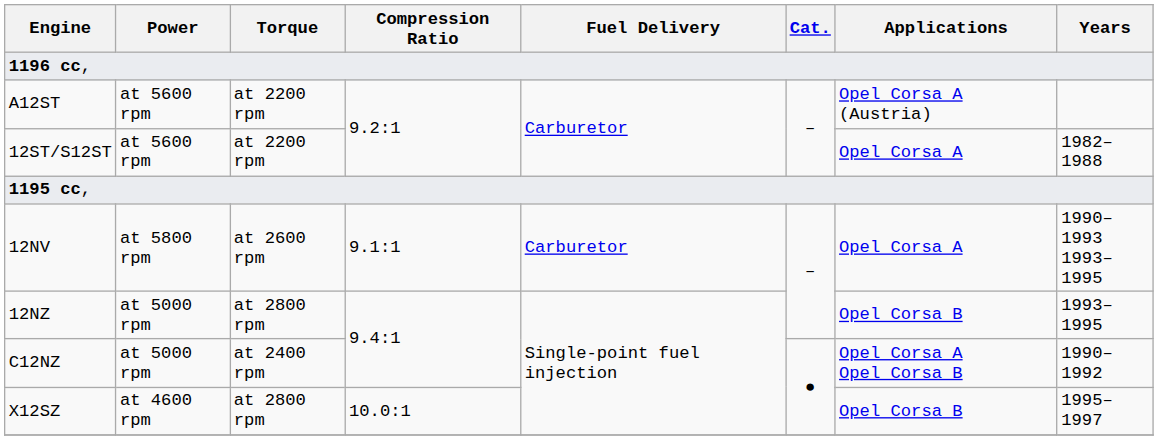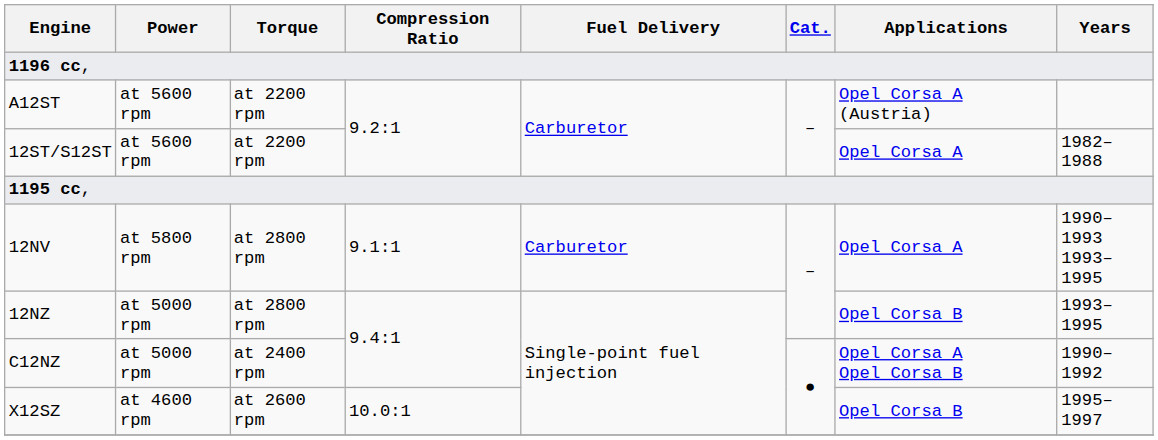(270, 248) at 2600 rpm -> (270, 248) at 2800 rpm
(270, 411) at 2800 rpm -> (270, 411) at 2600 rpm
